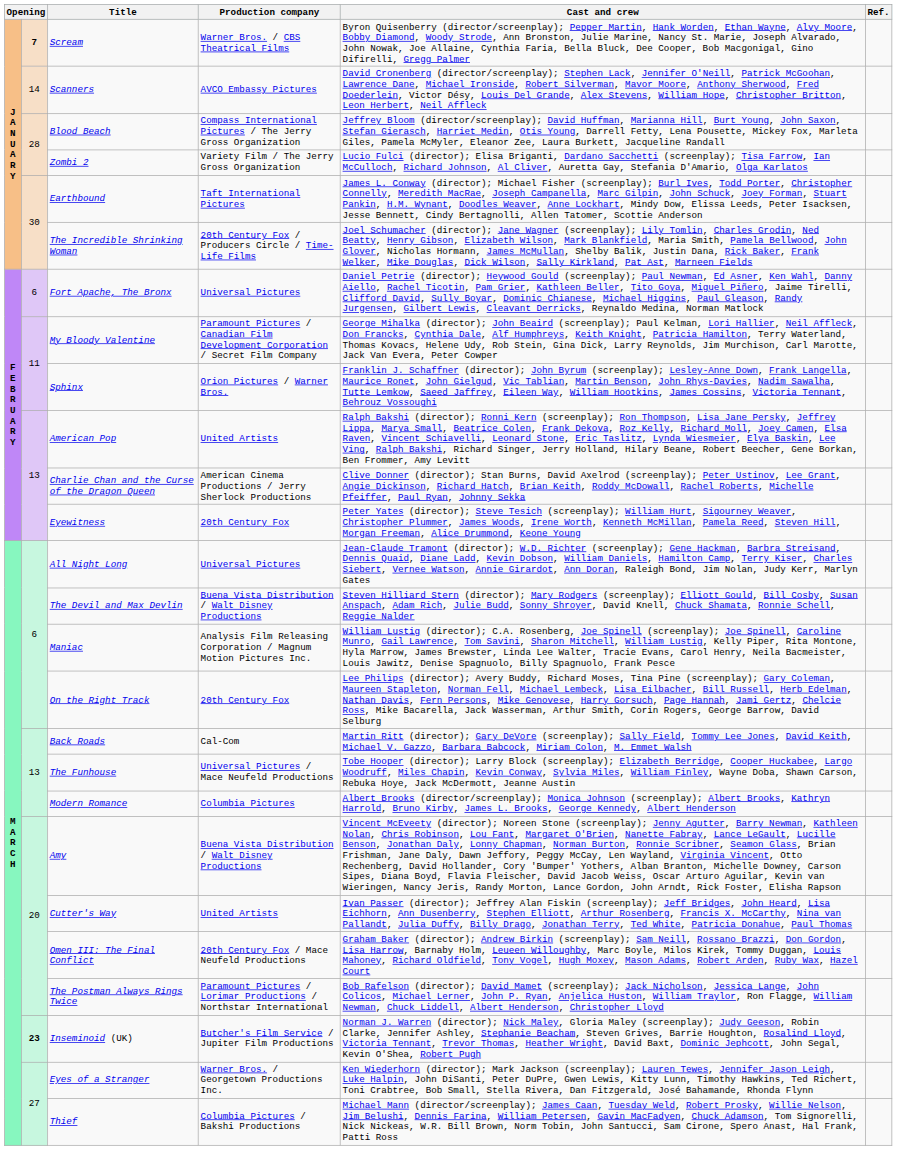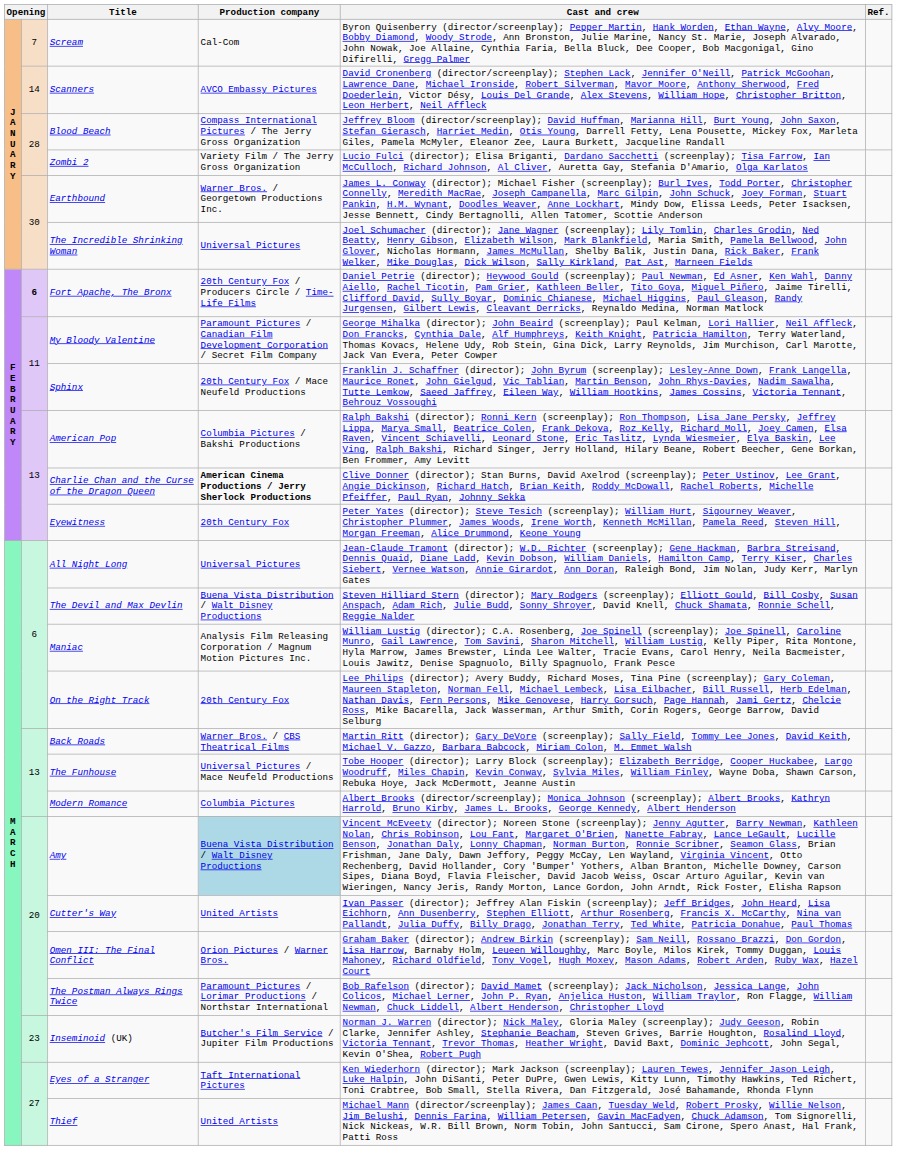(34, 43) bold -> (34, 43) normal
(250, 43) Warner Bros. / CBS Theatrical Films -> (220, 43) Cal-Com
(250, 199) Taft International Pictures -> (262, 199) Warner Bros. / Georgetown Productions Inc.
(267, 246) 20th Century Fox / Producers Circle / Time-Life Films -> (250, 246) Universal Pictures
(34, 293) normal -> (34, 293) bold
(250, 293) Universal Pictures -> (267, 293) 20th Century Fox / Producers Circle / Time-Life Films
(264, 387) Orion Pictures / Warner Bros. -> (264, 387) 20th Century Fox / Mace Neufeld Productions
(239, 439) United Artists -> (253, 439) Columbia Pictures / Bakshi Productions
(256, 486) normal -> (256, 486) bold
(220, 742) Cal-Com -> (250, 742) Warner Bros. / CBS Theatrical Films
(267, 856) no background -> (267, 856) lightblue background
(264, 955) 20th Century Fox / Mace Neufeld Productions -> (264, 955) Orion Pictures / Warner Bros.
(34, 1039) bold -> (34, 1039) normal
(262, 1080) Warner Bros. / Georgetown Productions Inc. -> (250, 1080) Taft International Pictures
(253, 1122) Columbia Pictures / Bakshi Productions -> (239, 1122) United Artists
